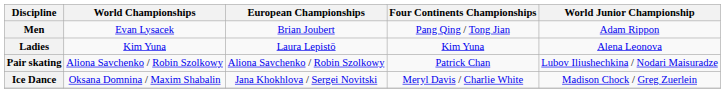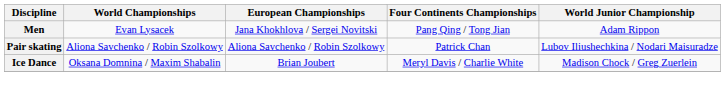(306, 29) Brian Joubert -> (306, 29) Jana Khokhlova / Sergei Novitski
- row: (34, 46)
(306, 79) Jana Khokhlova / Sergei Novitski -> (306, 63) Brian Joubert
